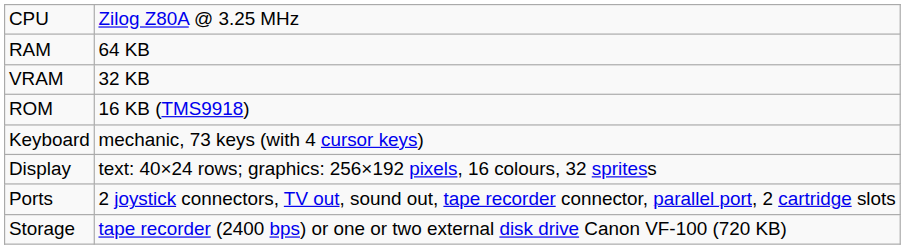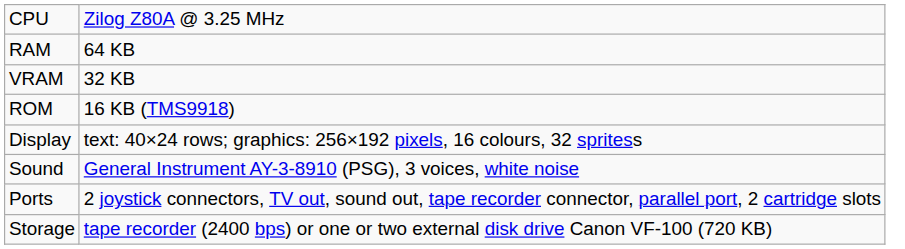- row: (49, 139)
+ row: (36, 169)
